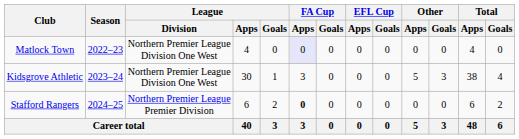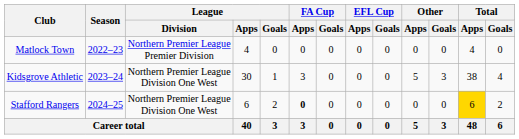(179, 50) Northern Premier League Division One West -> (179, 50) Northern Premier League Premier Division
(303, 50) lavender background -> (303, 50) no background
(179, 104) Northern Premier League Premier Division -> (179, 104) Northern Premier League Division One West
(472, 104) no background -> (472, 104) gold background
